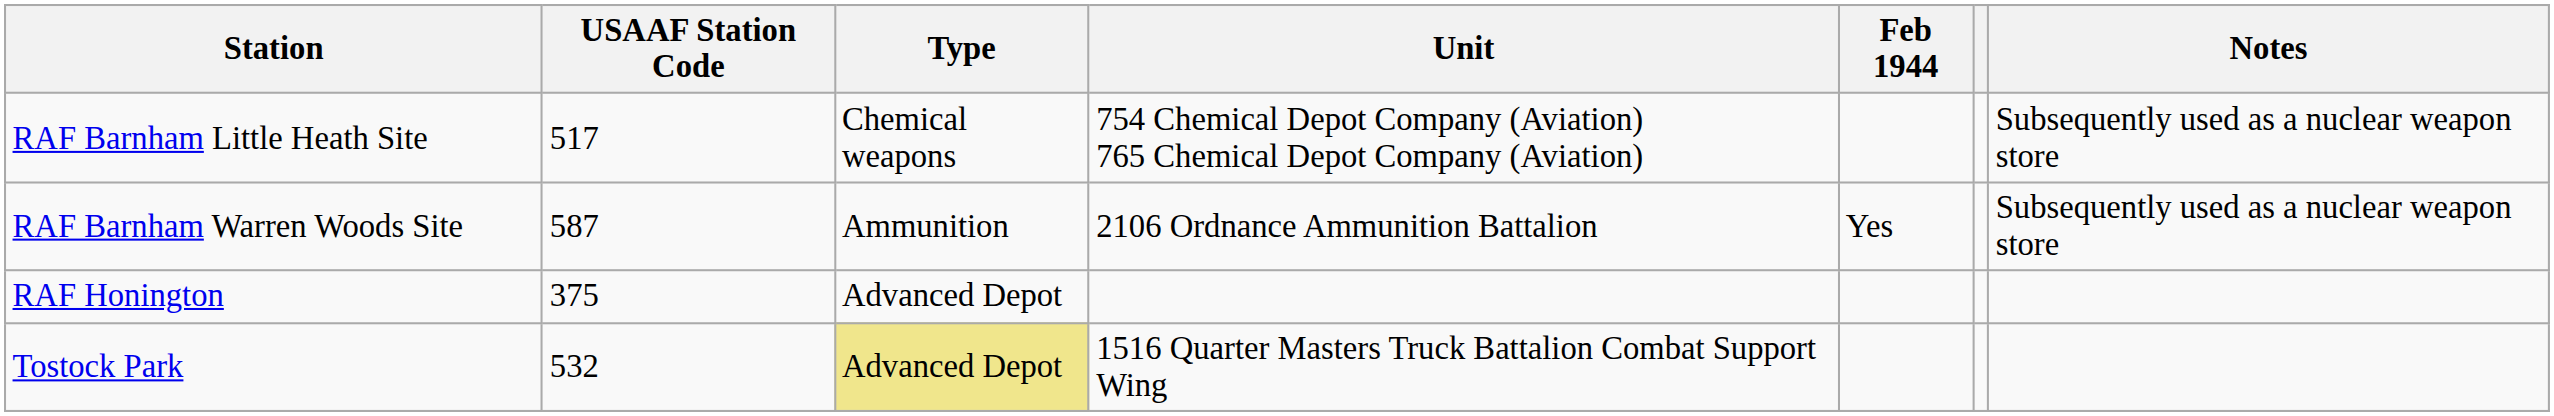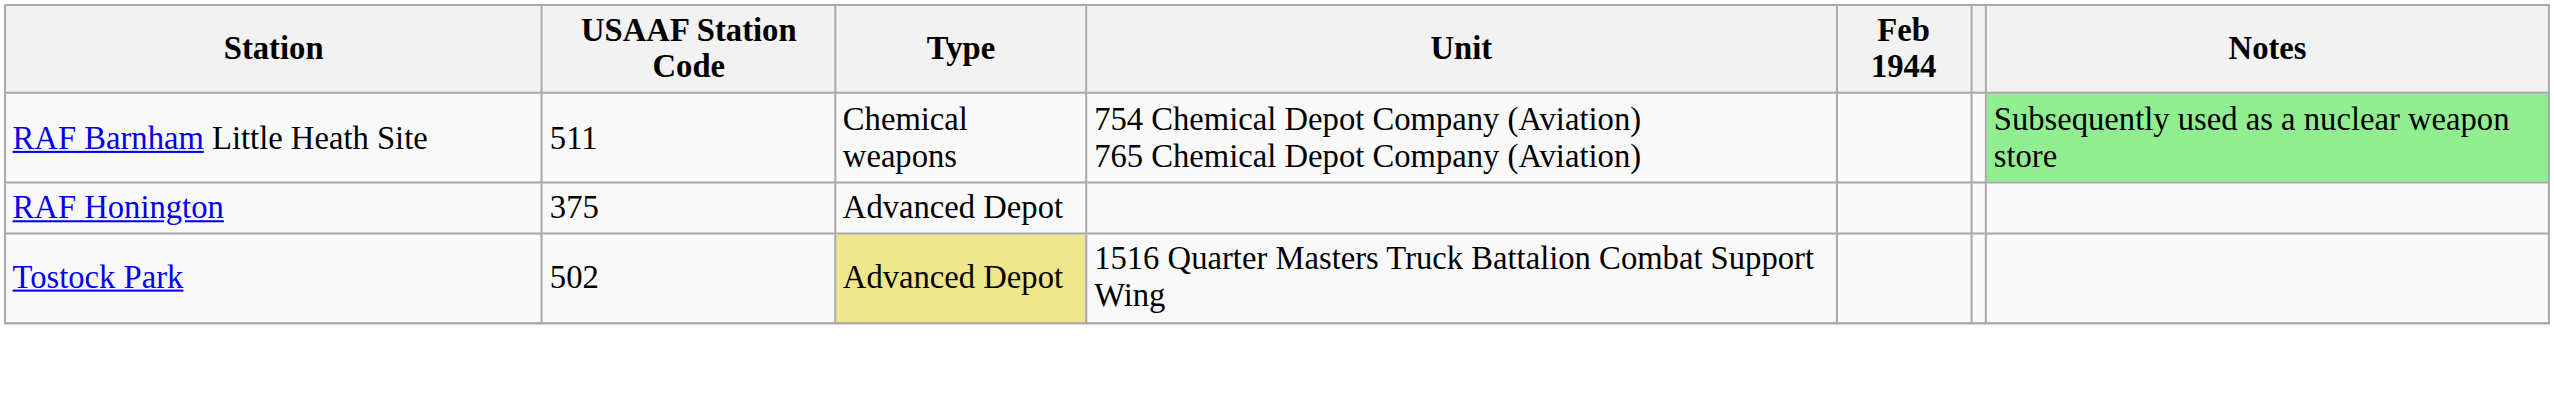(574, 137) 517 -> (574, 137) 511
(2254, 137) no background -> (2252, 137) lightgreen background
- row: (238, 225)
(574, 365) 532 -> (574, 277) 502
